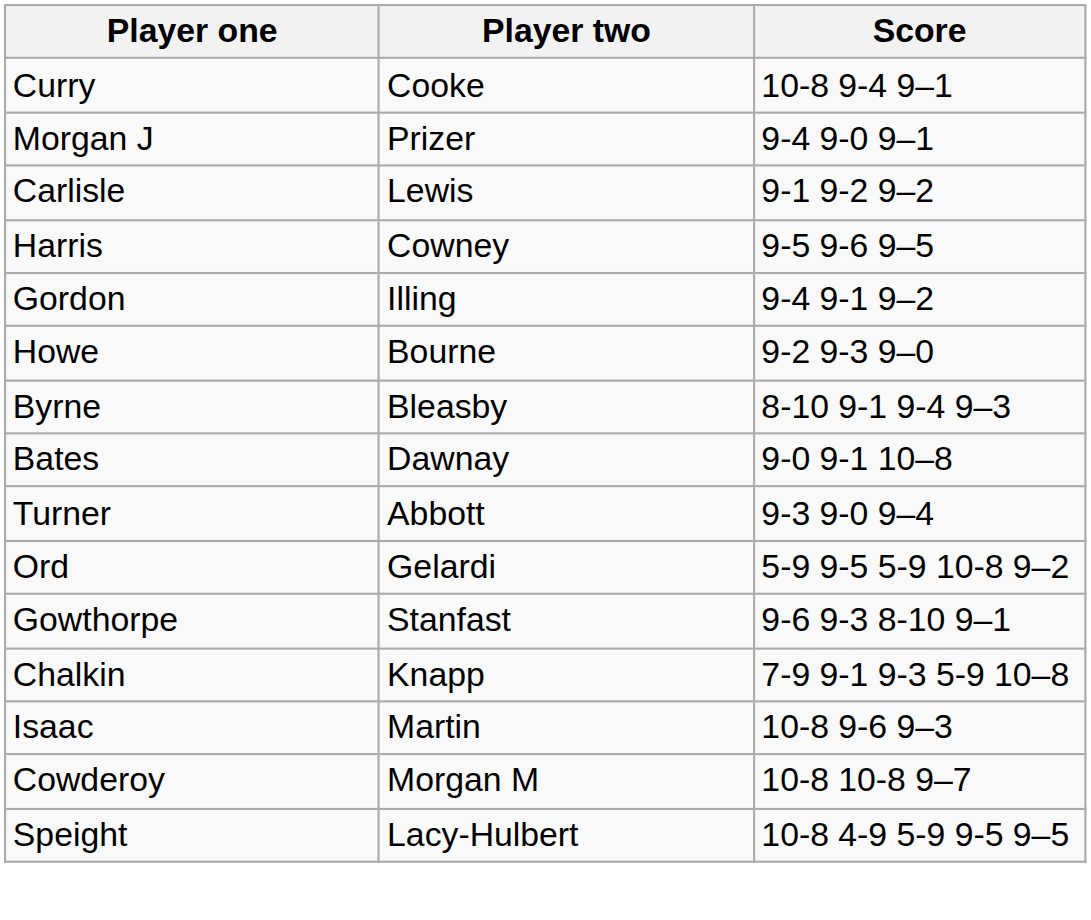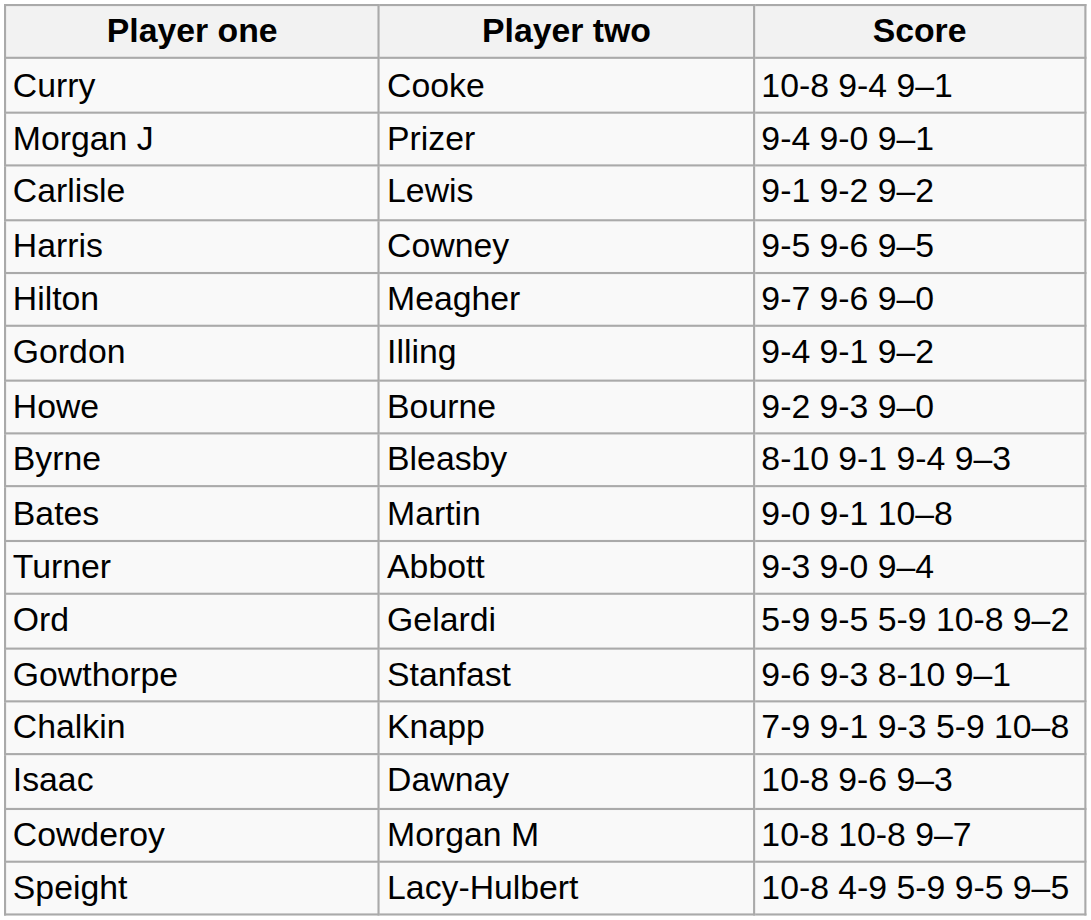+ row: (56, 298)
(448, 459) Dawnay -> (434, 513) Martin
(434, 727) Martin -> (448, 780) Dawnay
